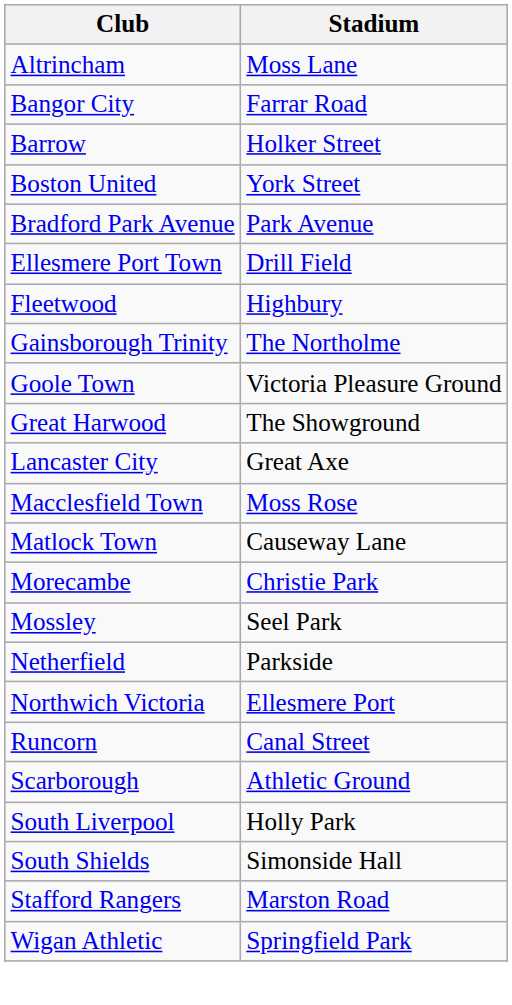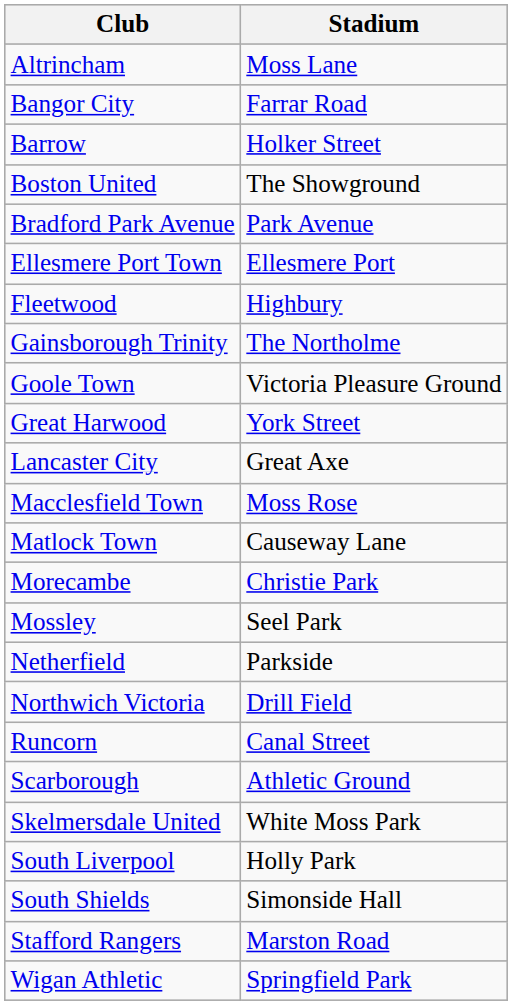(303, 183) York Street -> (333, 183) The Showground
(299, 263) Drill Field -> (321, 263) Ellesmere Port
(333, 422) The Showground -> (303, 422) York Street
(321, 701) Ellesmere Port -> (299, 701) Drill Field
+ row: (116, 821)
